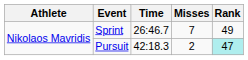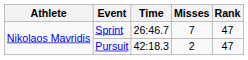(228, 30) 49 -> (228, 30) 47
(228, 47) paleturquoise background -> (228, 47) no background
